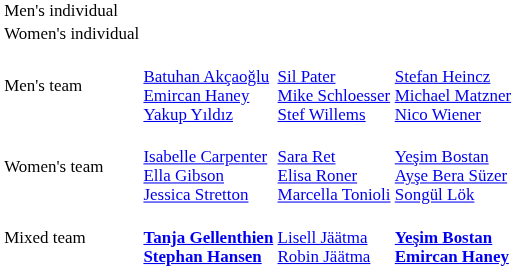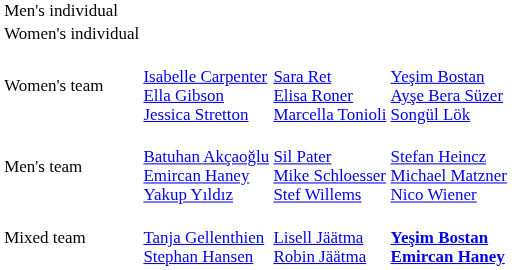rows swapped: (43, 85) <-> (54, 166)
(208, 247) bold -> (204, 247) normal
